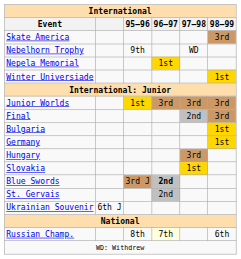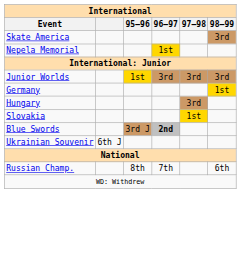- row: (45, 50)
- row: (50, 77)
- row: (18, 116)
- row: (26, 129)
- row: (33, 195)
(166, 234) lightyellow background -> (166, 169) no background
